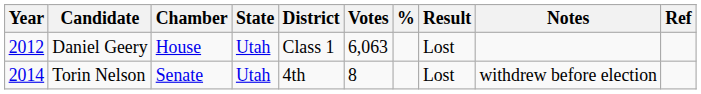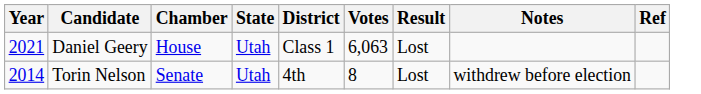- column: (406, 18)
(26, 46) 2012 -> (26, 46) 2021
